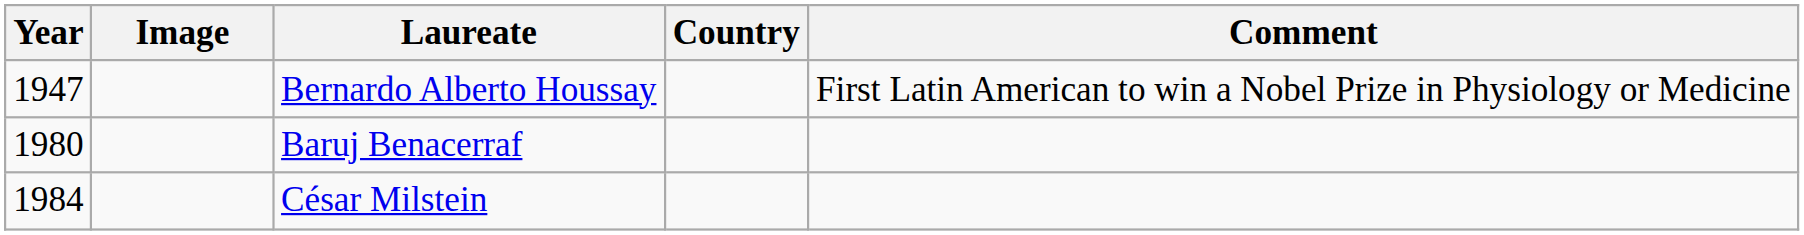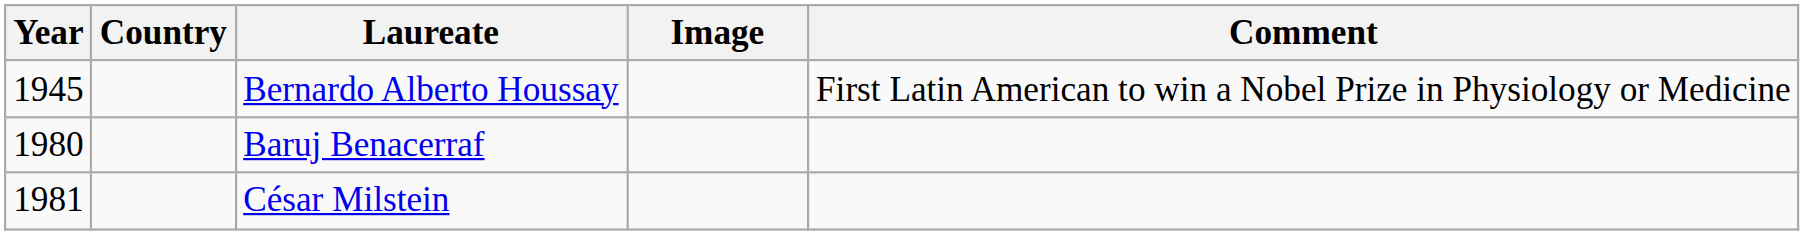columns swapped: (182, 32) <-> (736, 32)
(48, 88) 1947 -> (48, 88) 1945
(48, 199) 1984 -> (48, 199) 1981
